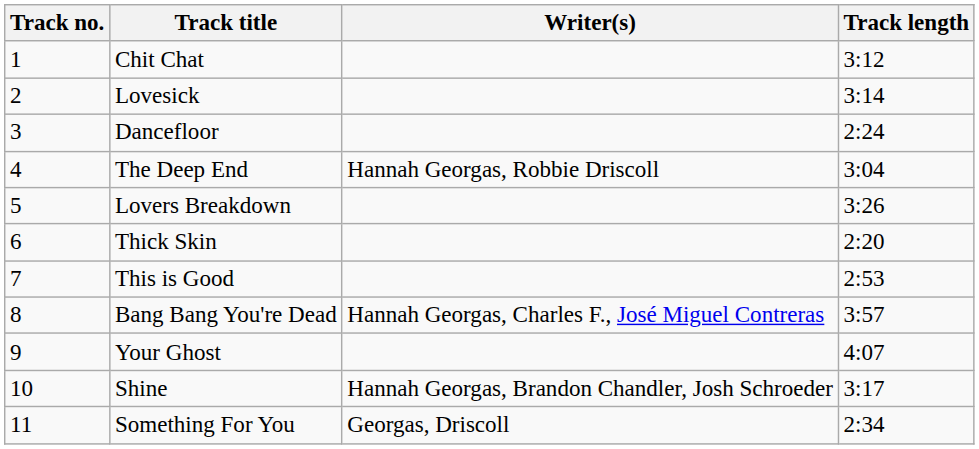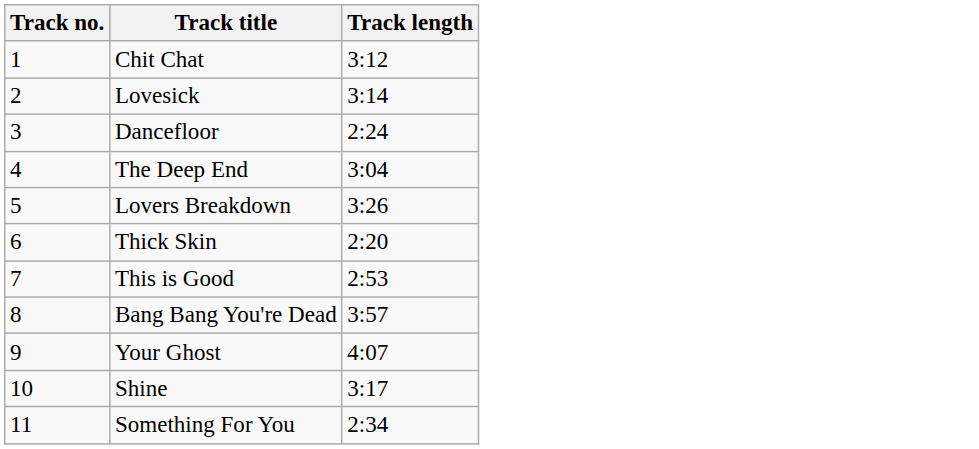- column: (590, 22)
